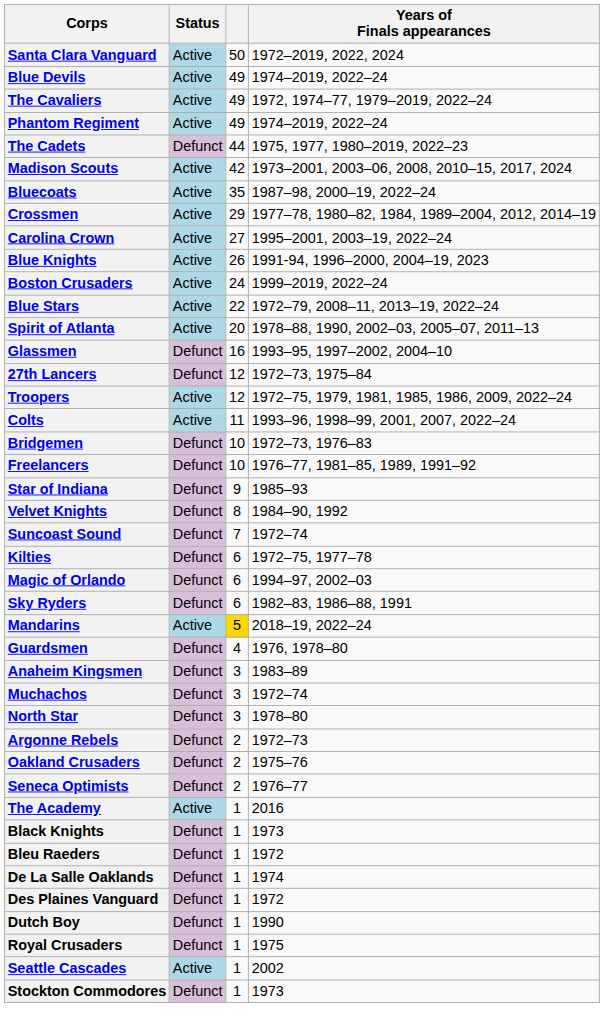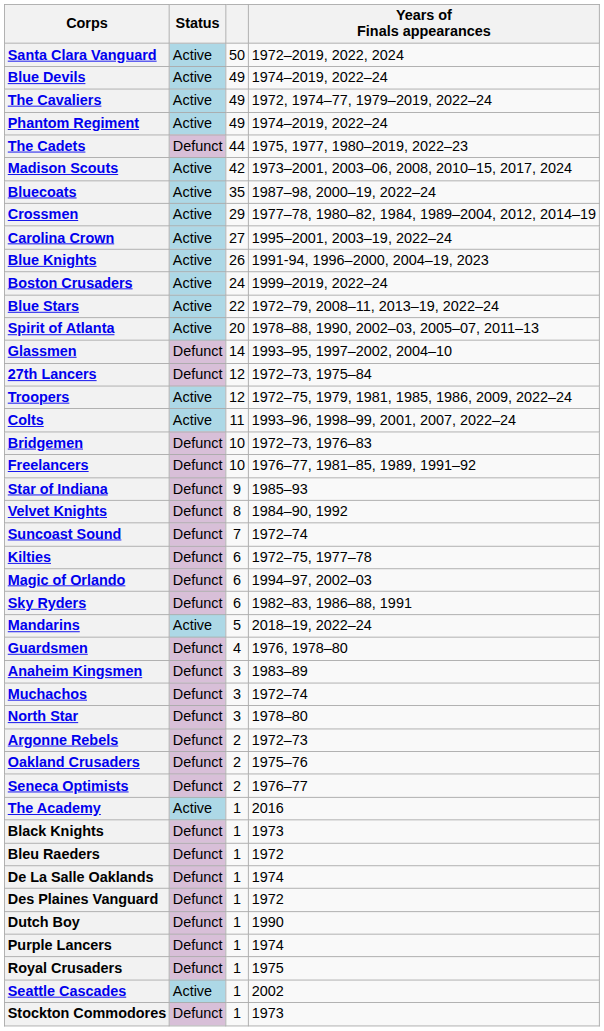(237, 351) 16 -> (237, 351) 14
(237, 625) gold background -> (237, 625) no background
+ row: (60, 945)
